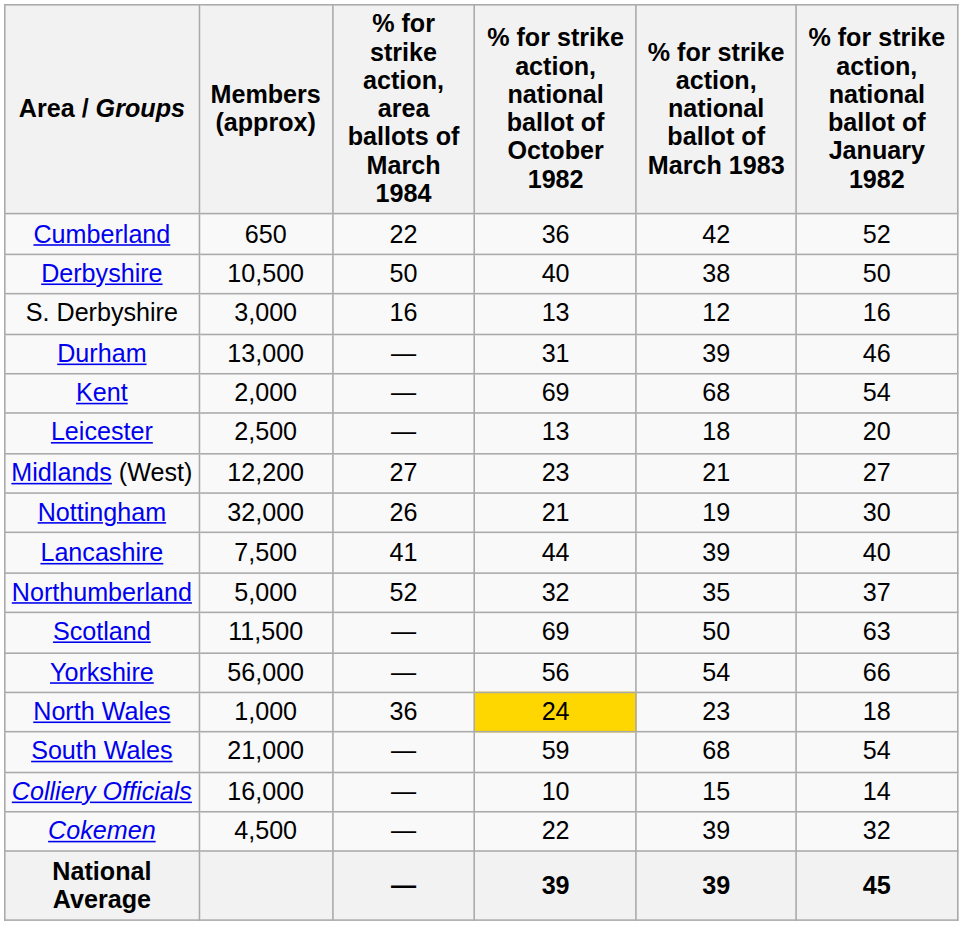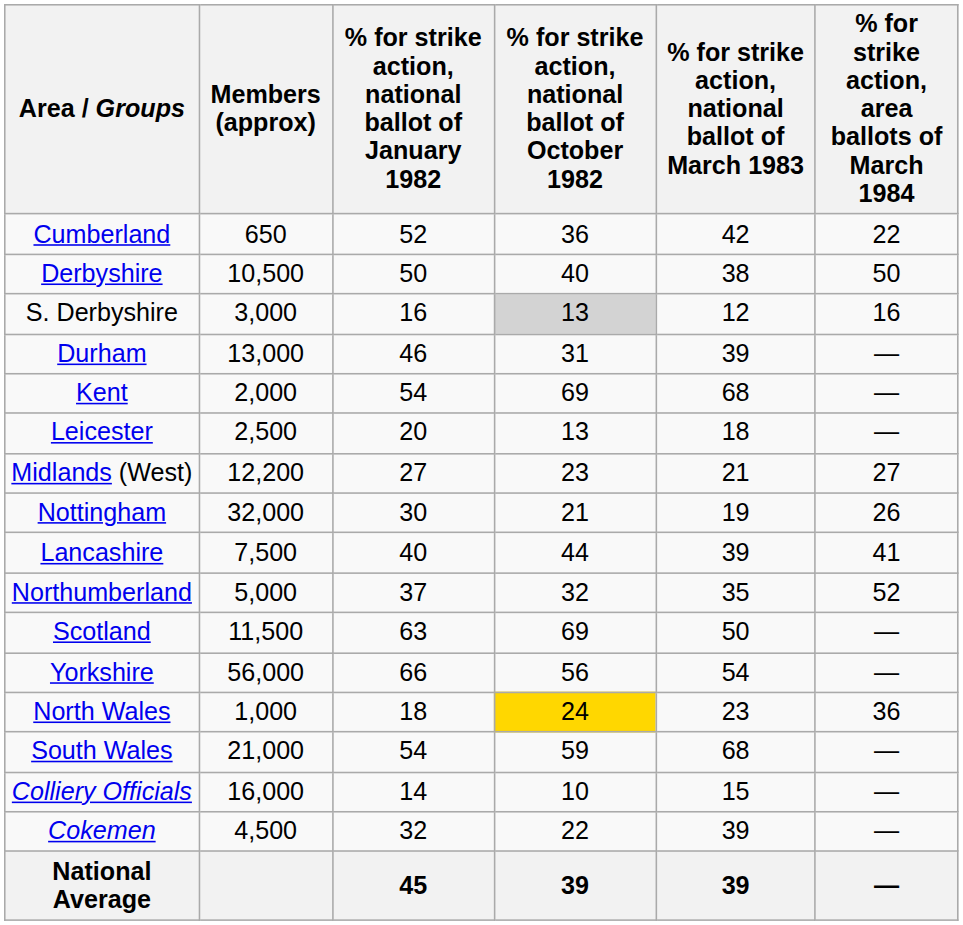columns swapped: (877, 109) <-> (404, 109)
(556, 313) no background -> (575, 313) lightgrey background
